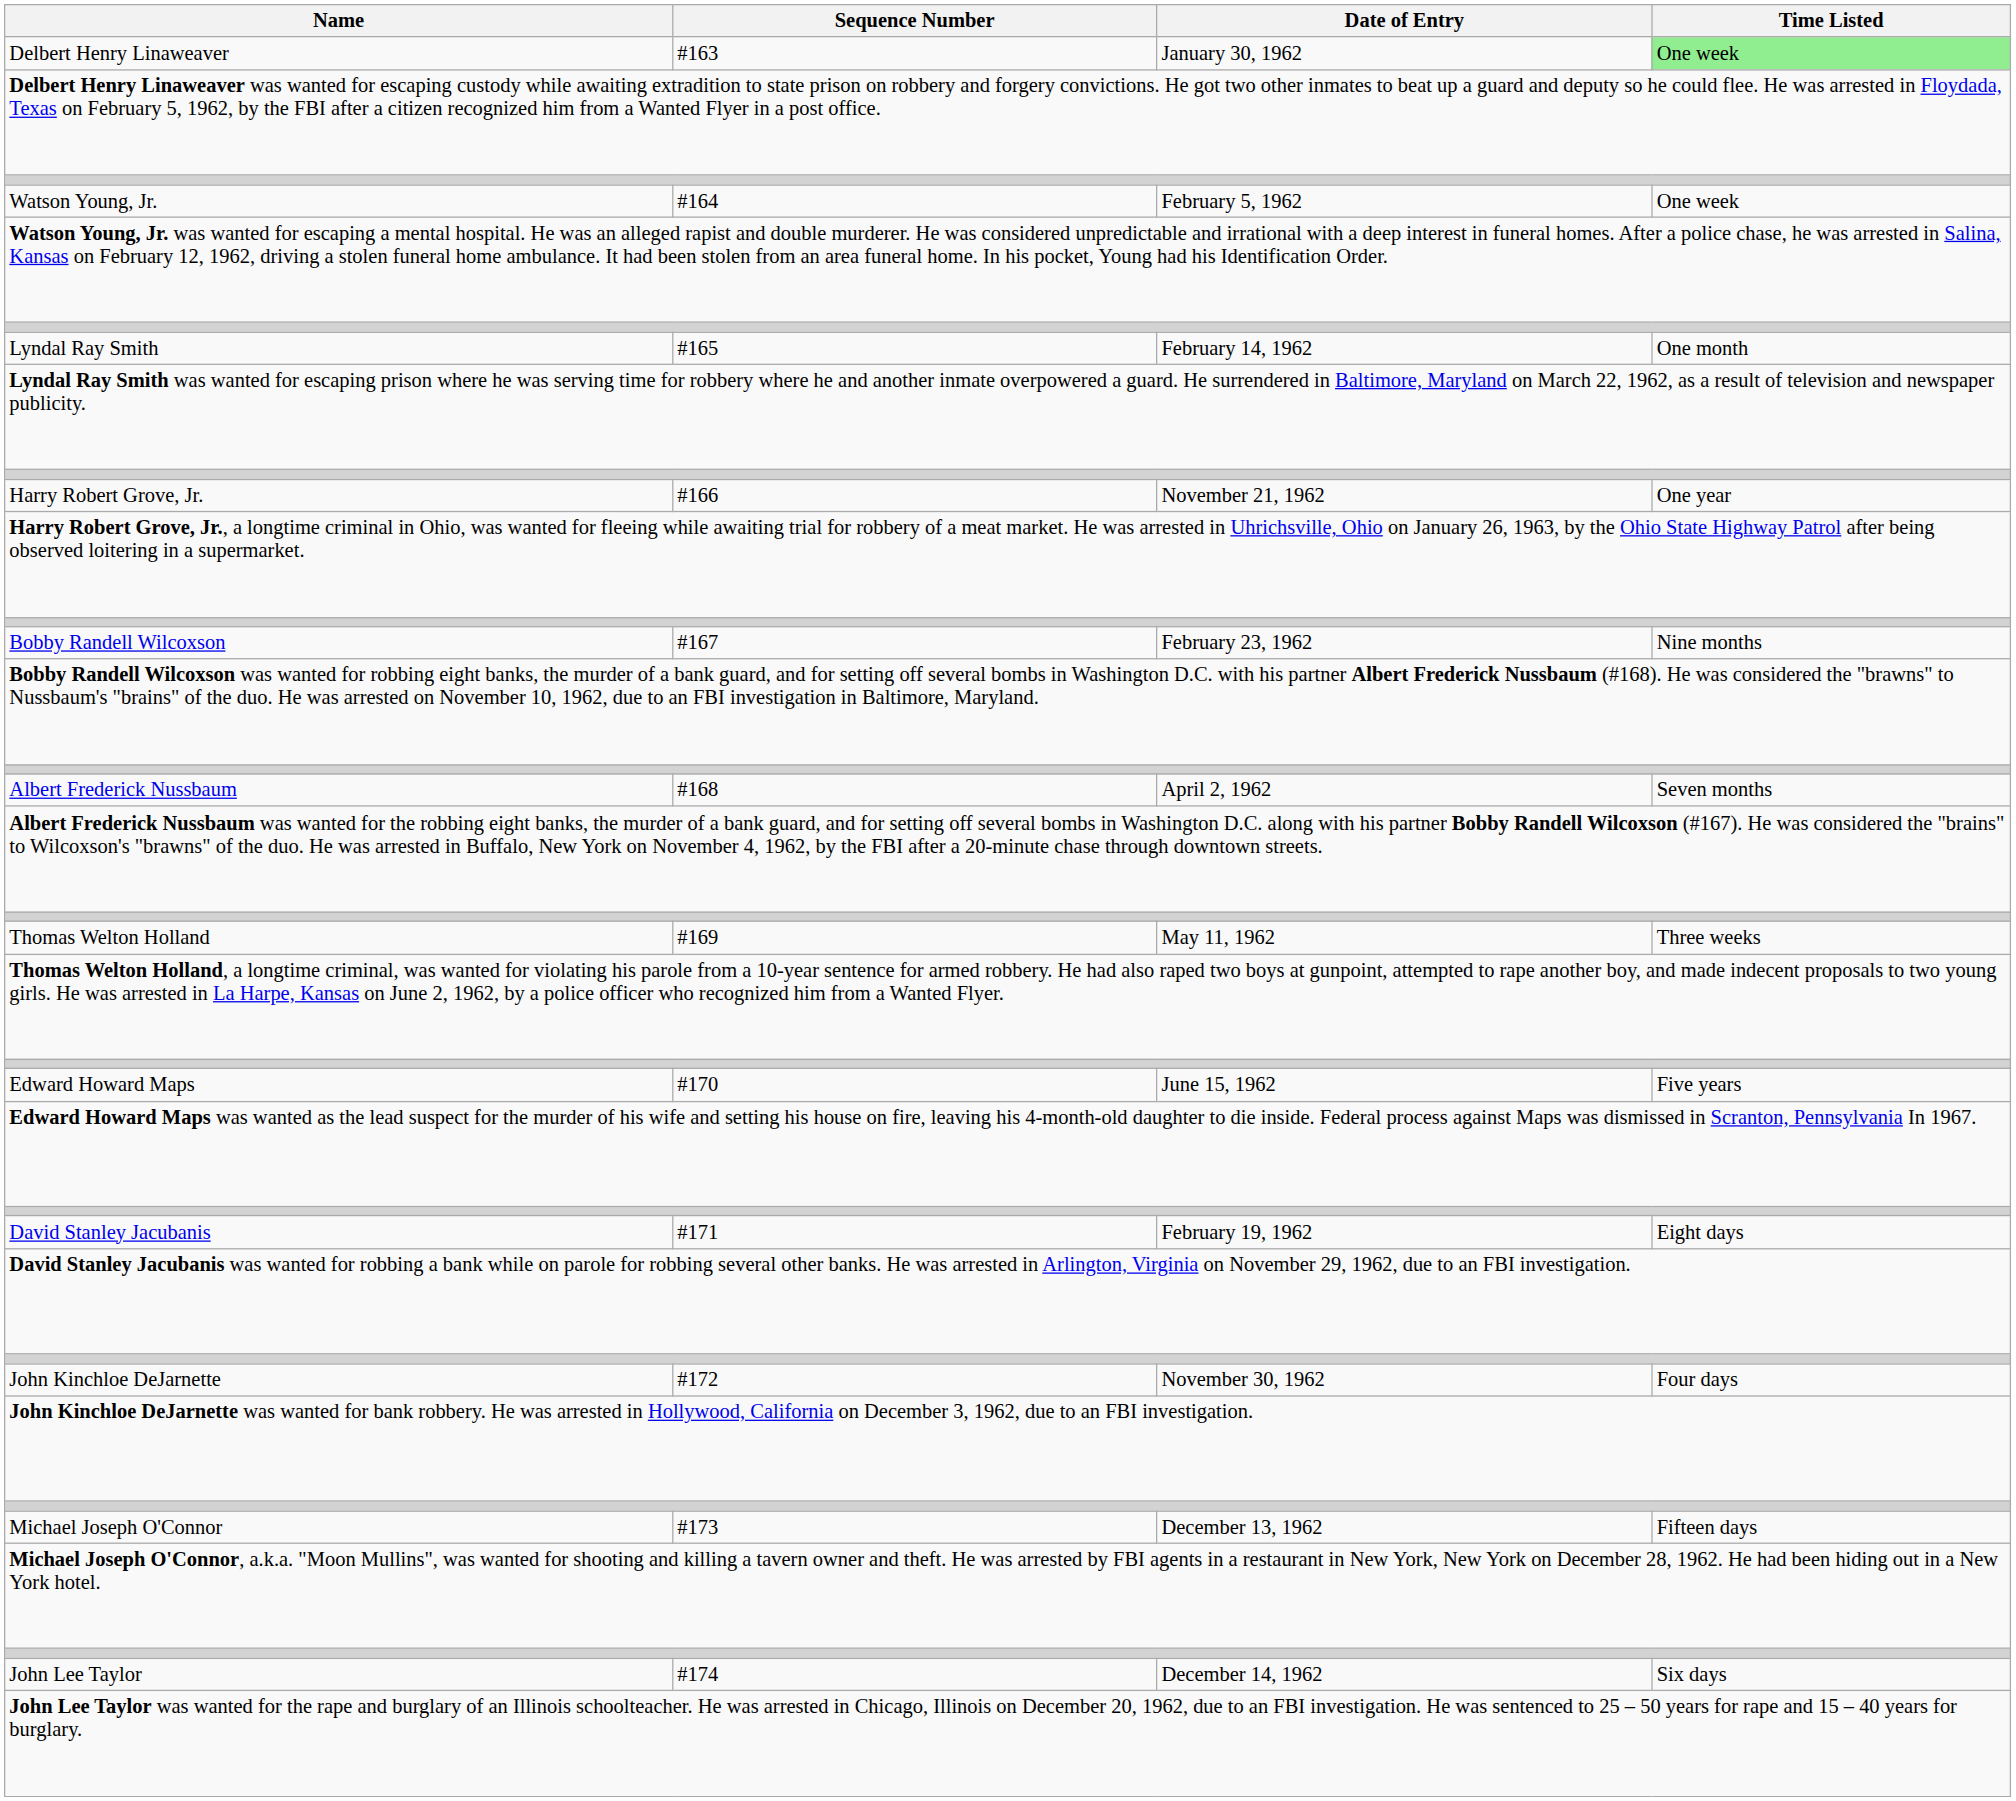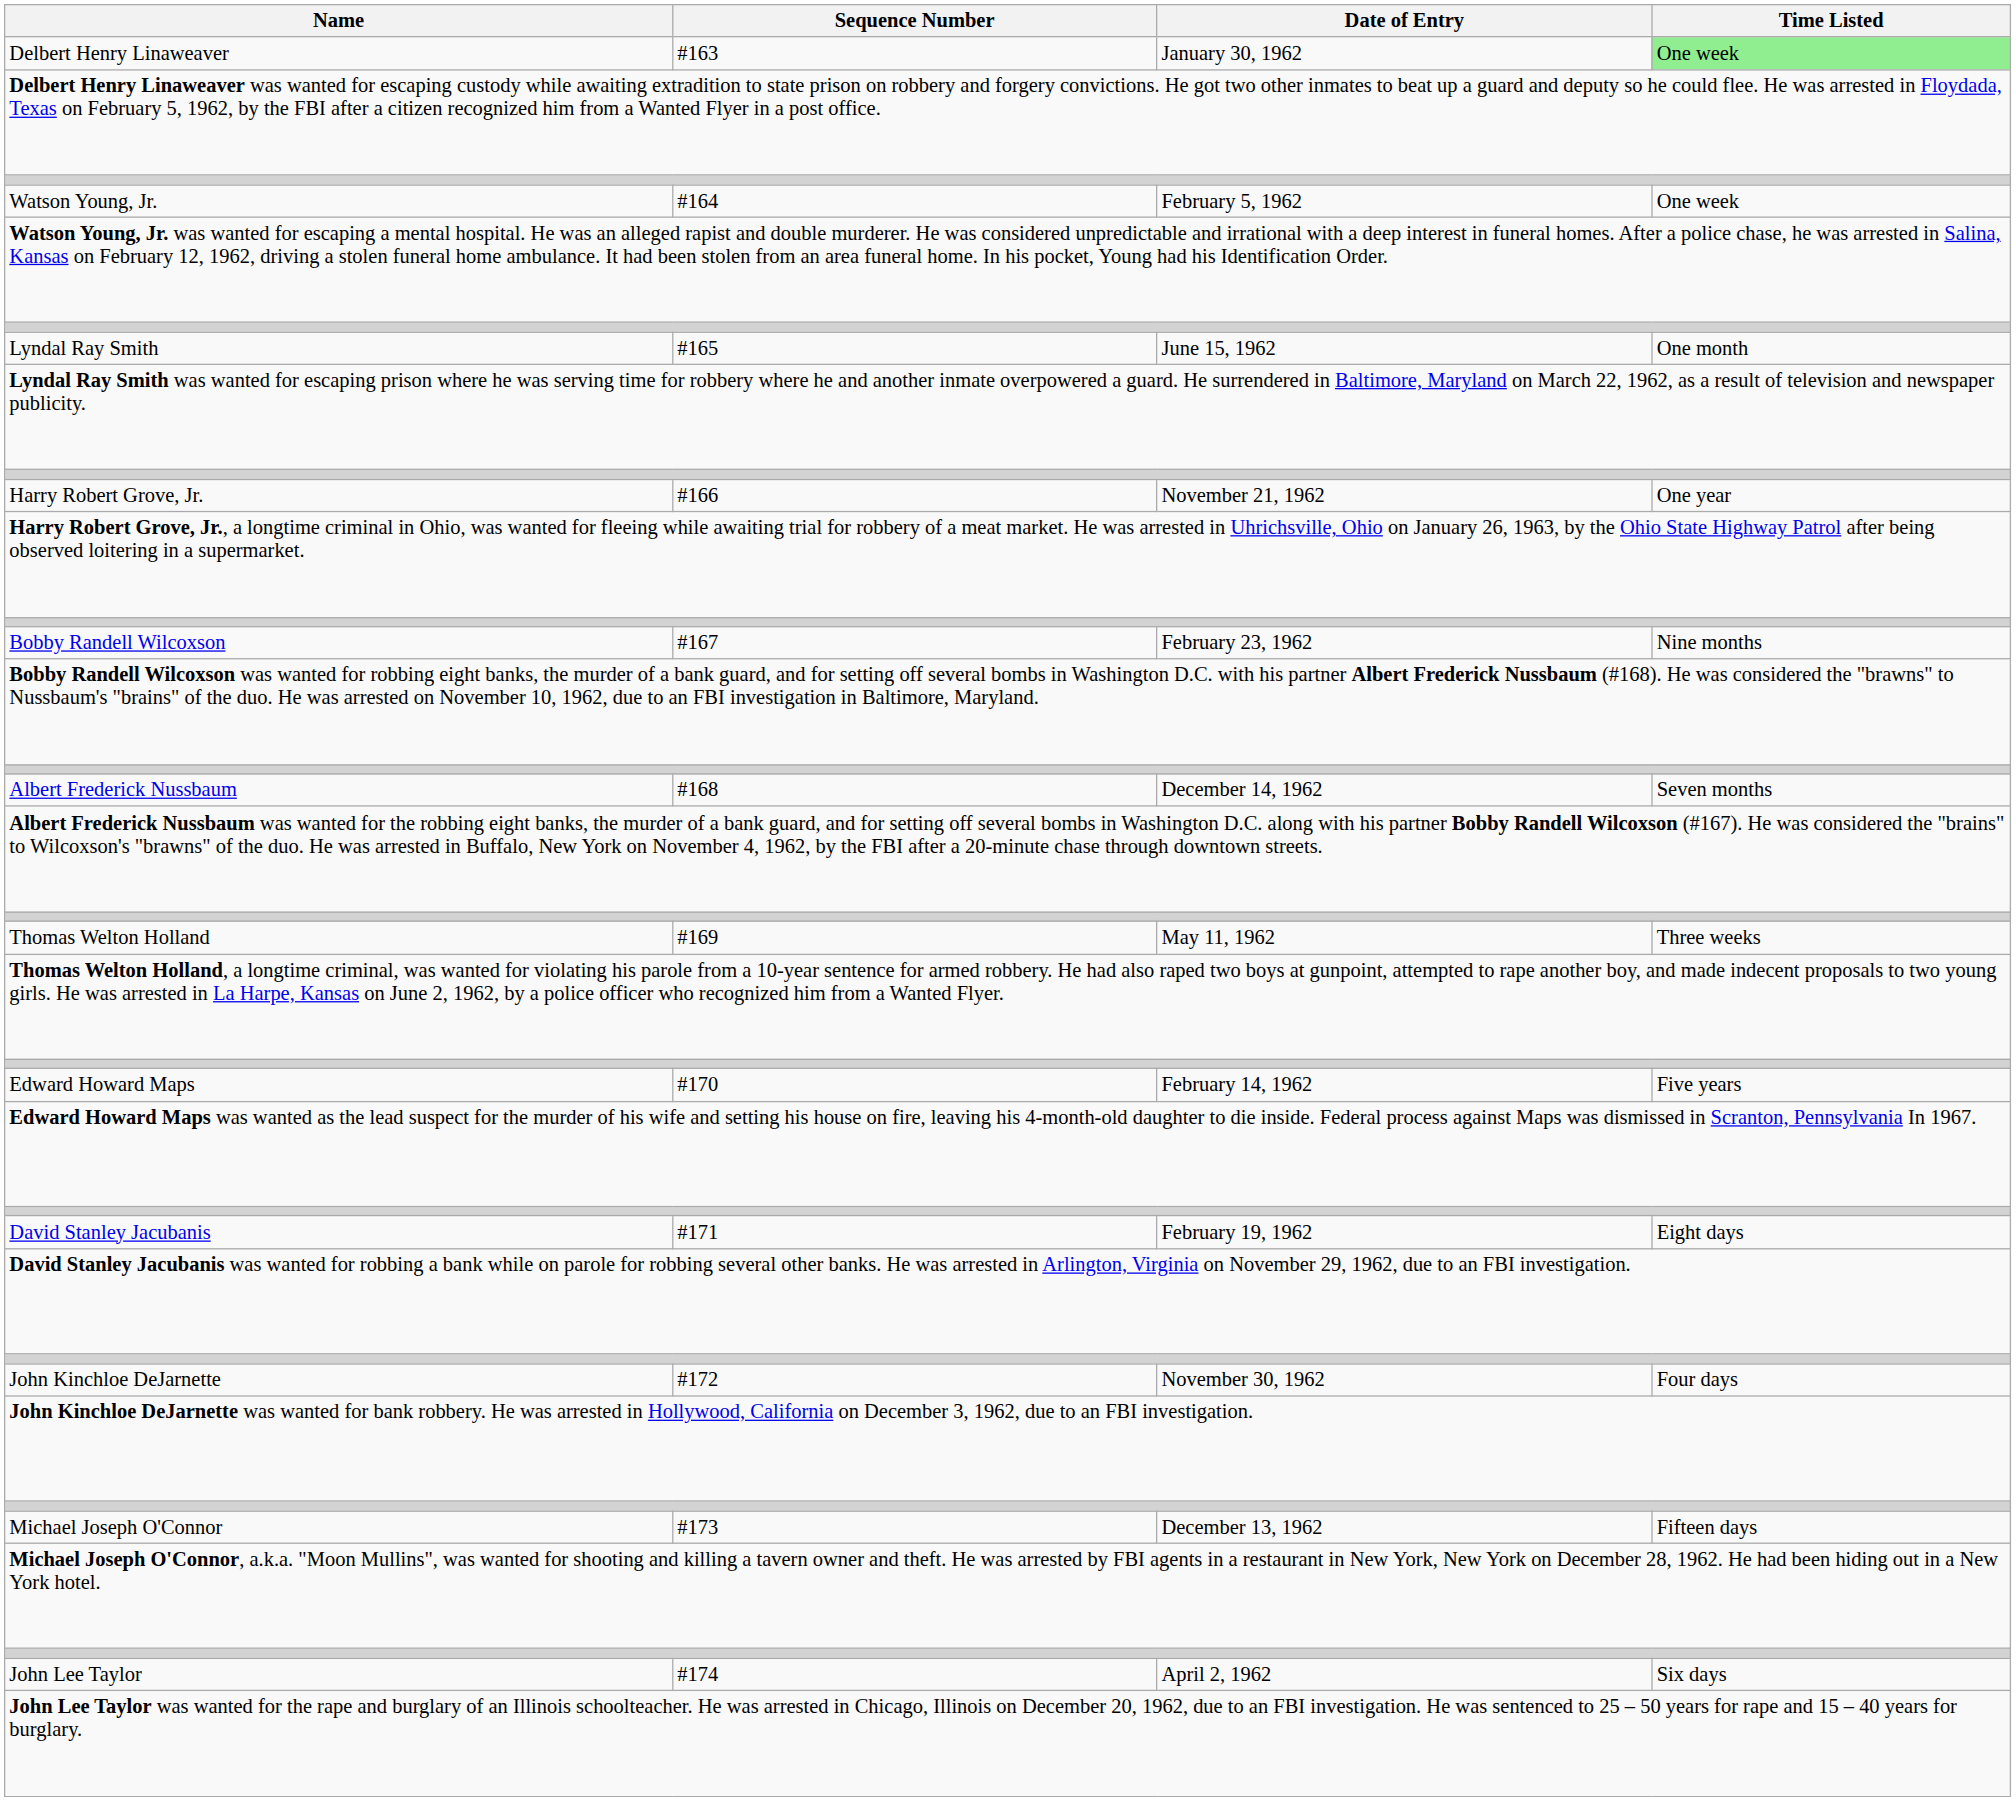(1237, 347) February 14, 1962 -> (1219, 347) June 15, 1962
(1216, 790) April 2, 1962 -> (1242, 790) December 14, 1962
(1219, 1084) June 15, 1962 -> (1237, 1084) February 14, 1962
(1242, 1674) December 14, 1962 -> (1216, 1674) April 2, 1962
